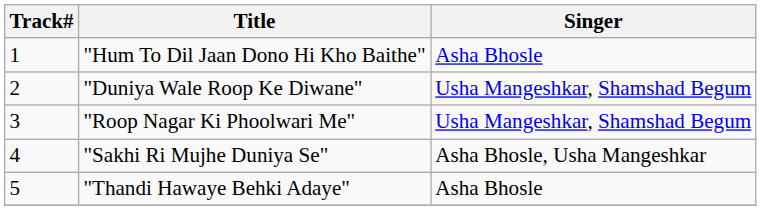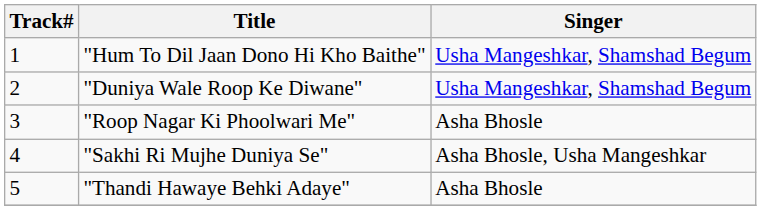(489, 54) Asha Bhosle -> (593, 54) Usha Mangeshkar, Shamshad Begum
(593, 121) Usha Mangeshkar, Shamshad Begum -> (489, 121) Asha Bhosle
